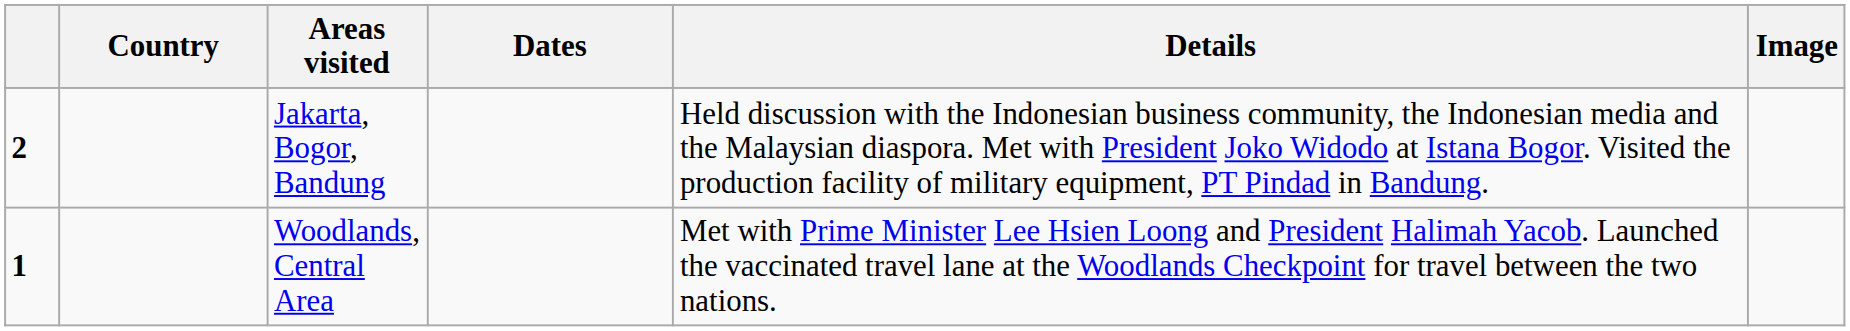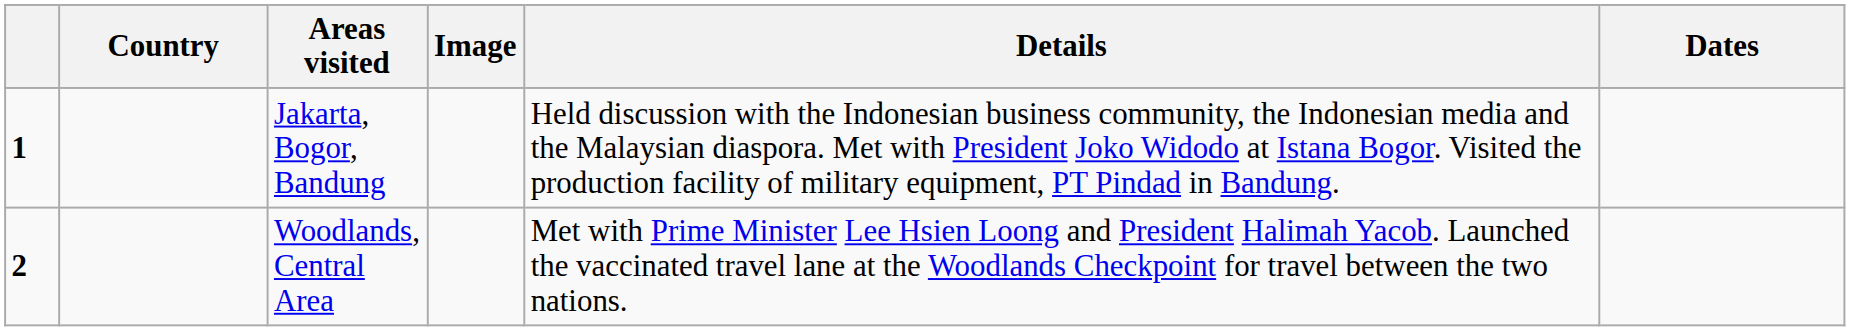columns swapped: (550, 46) <-> (1797, 46)
(19, 147) 2 -> (19, 147) 1
(19, 265) 1 -> (19, 265) 2
